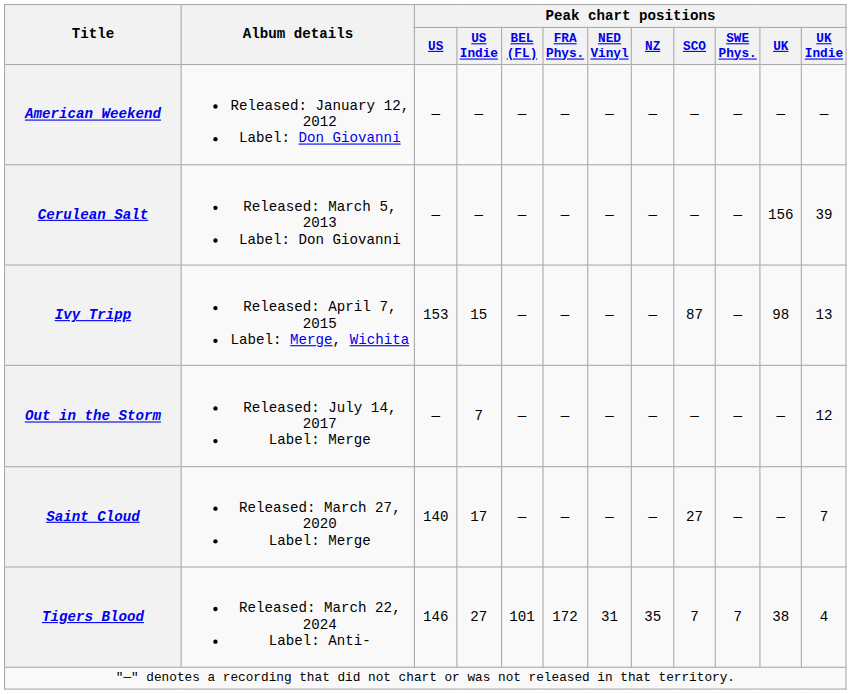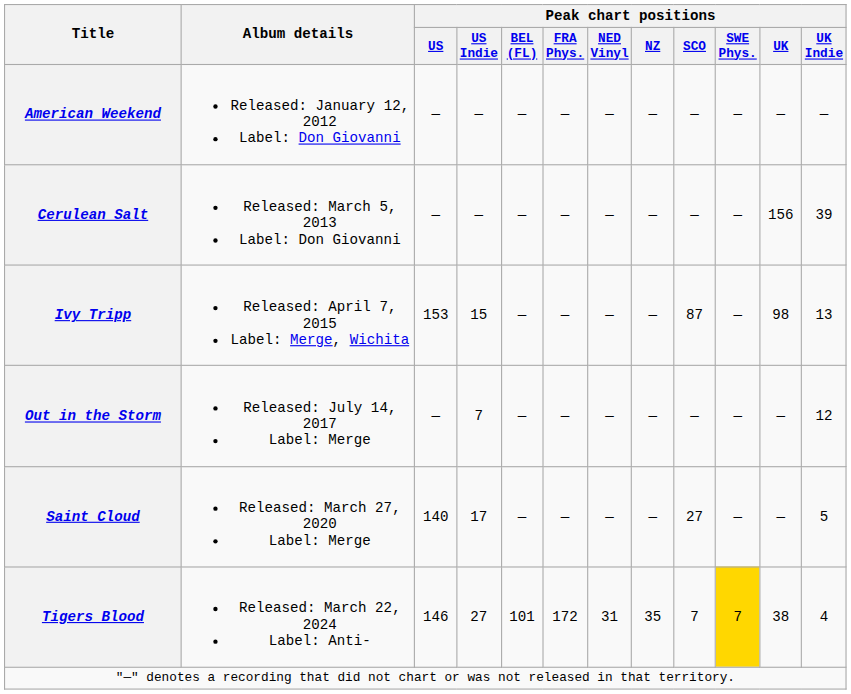(824, 517) 7 -> (824, 517) 5
(738, 617) no background -> (738, 617) gold background
